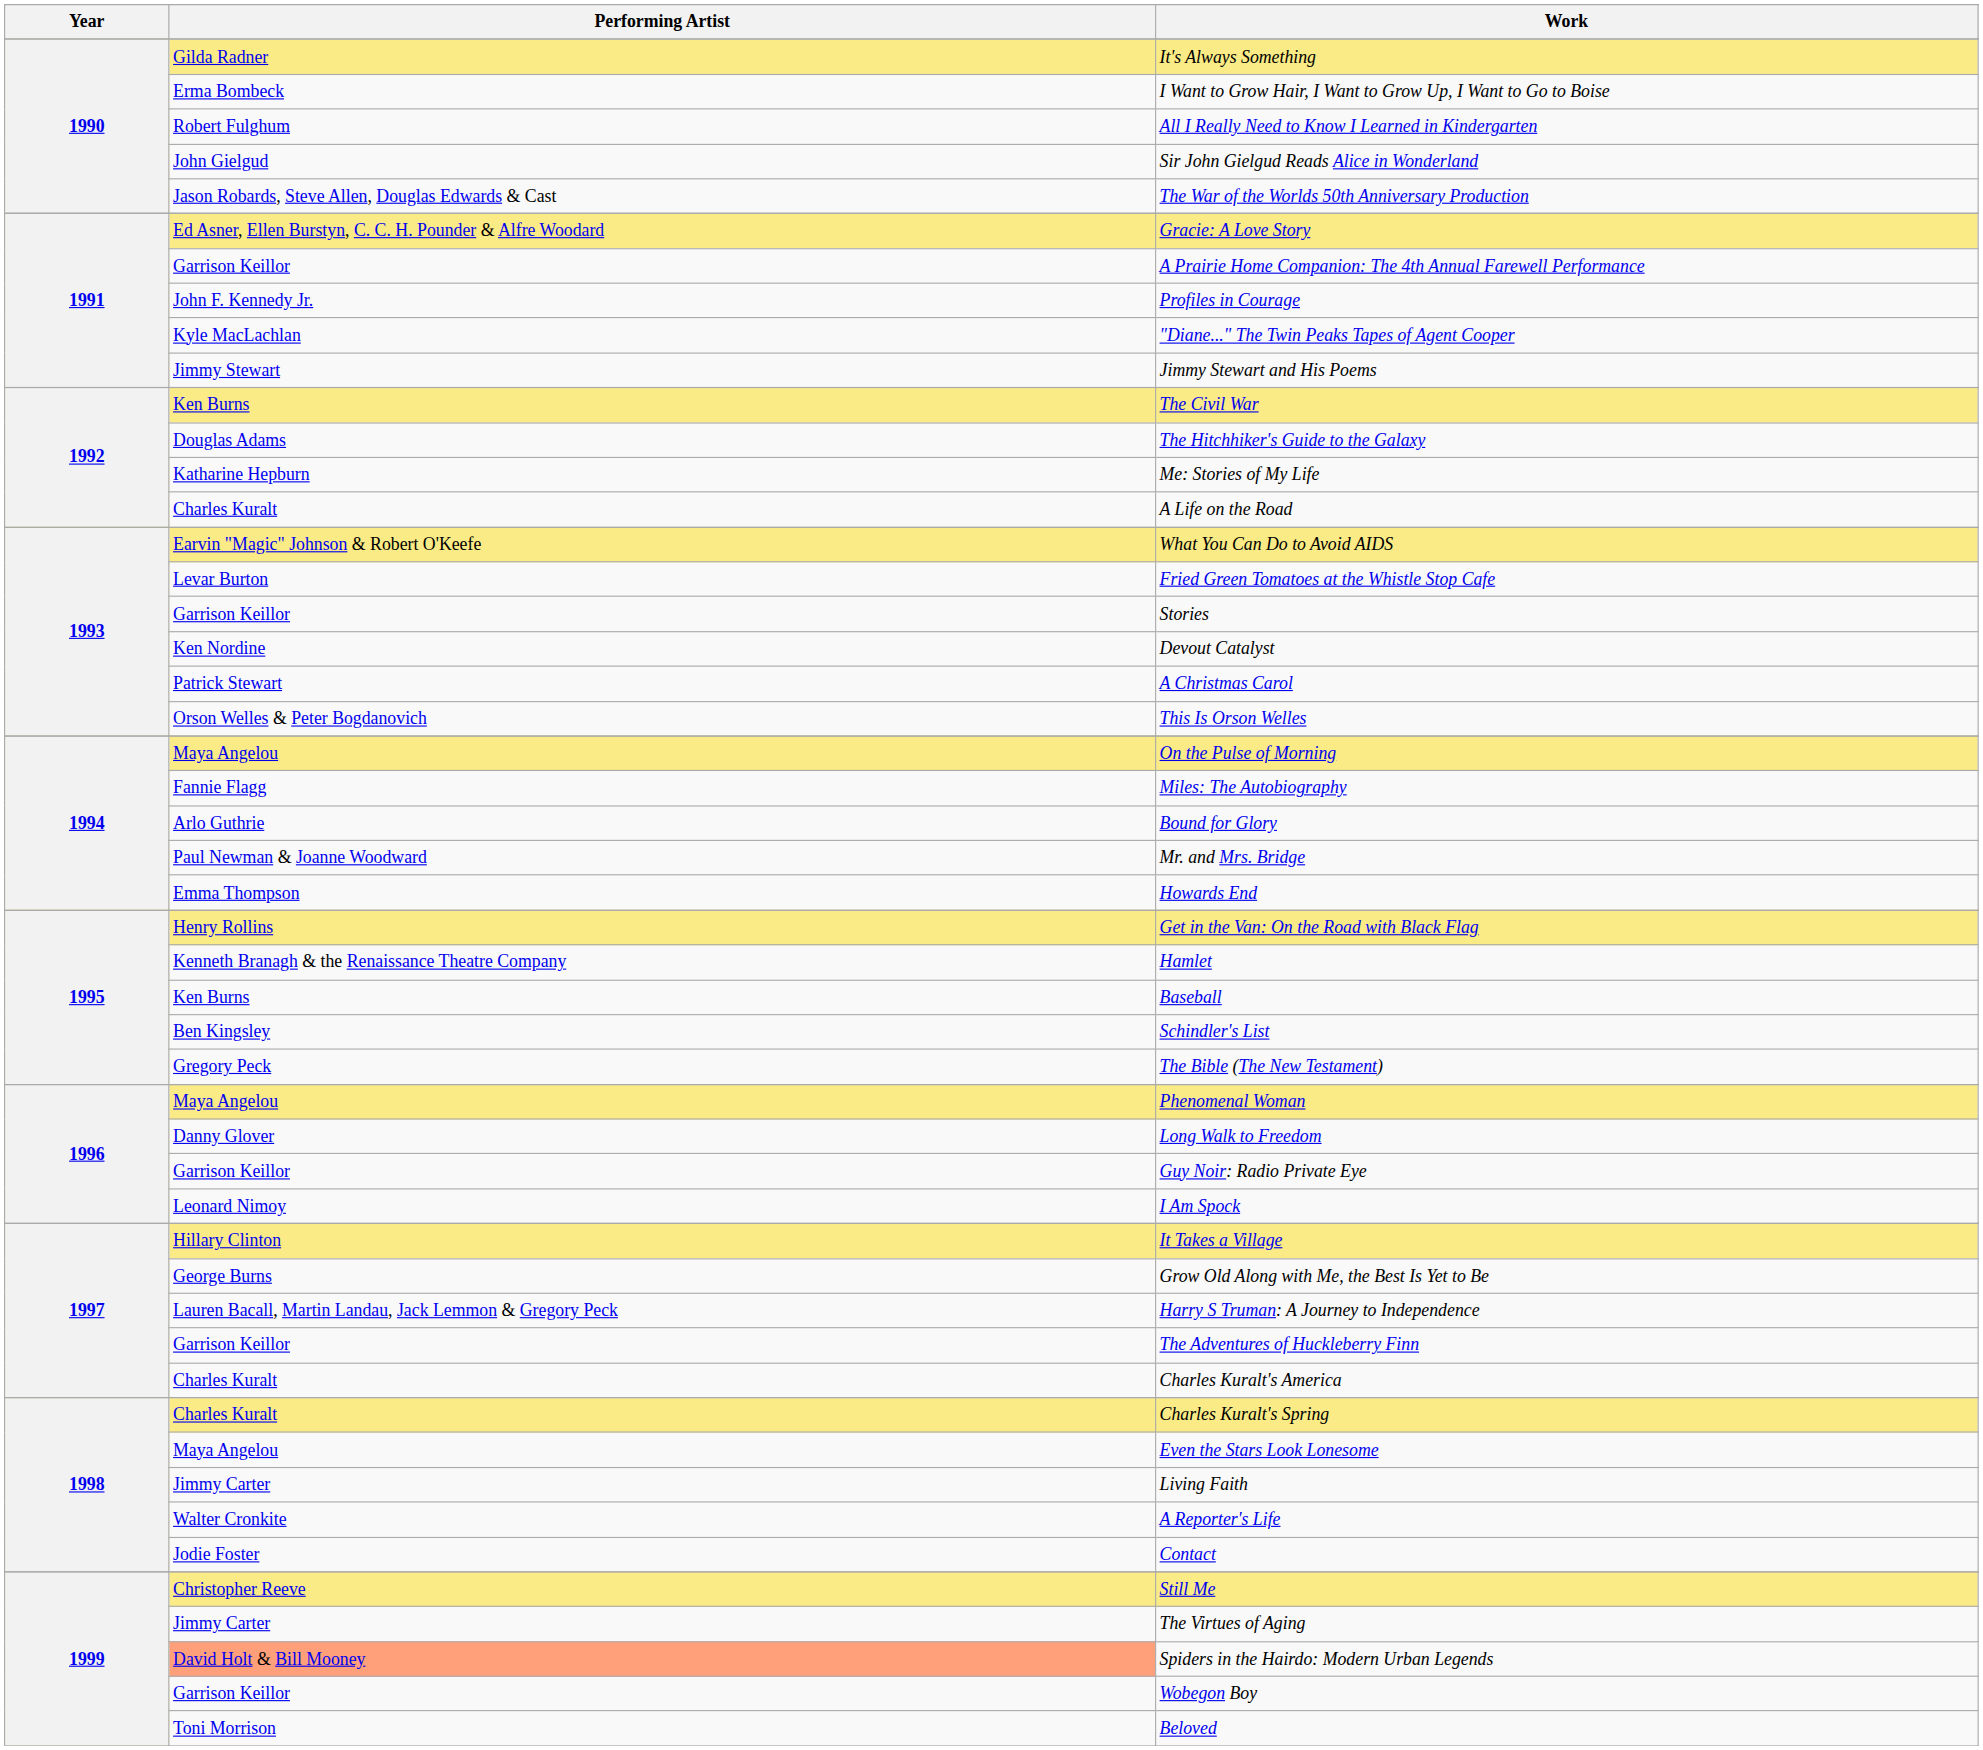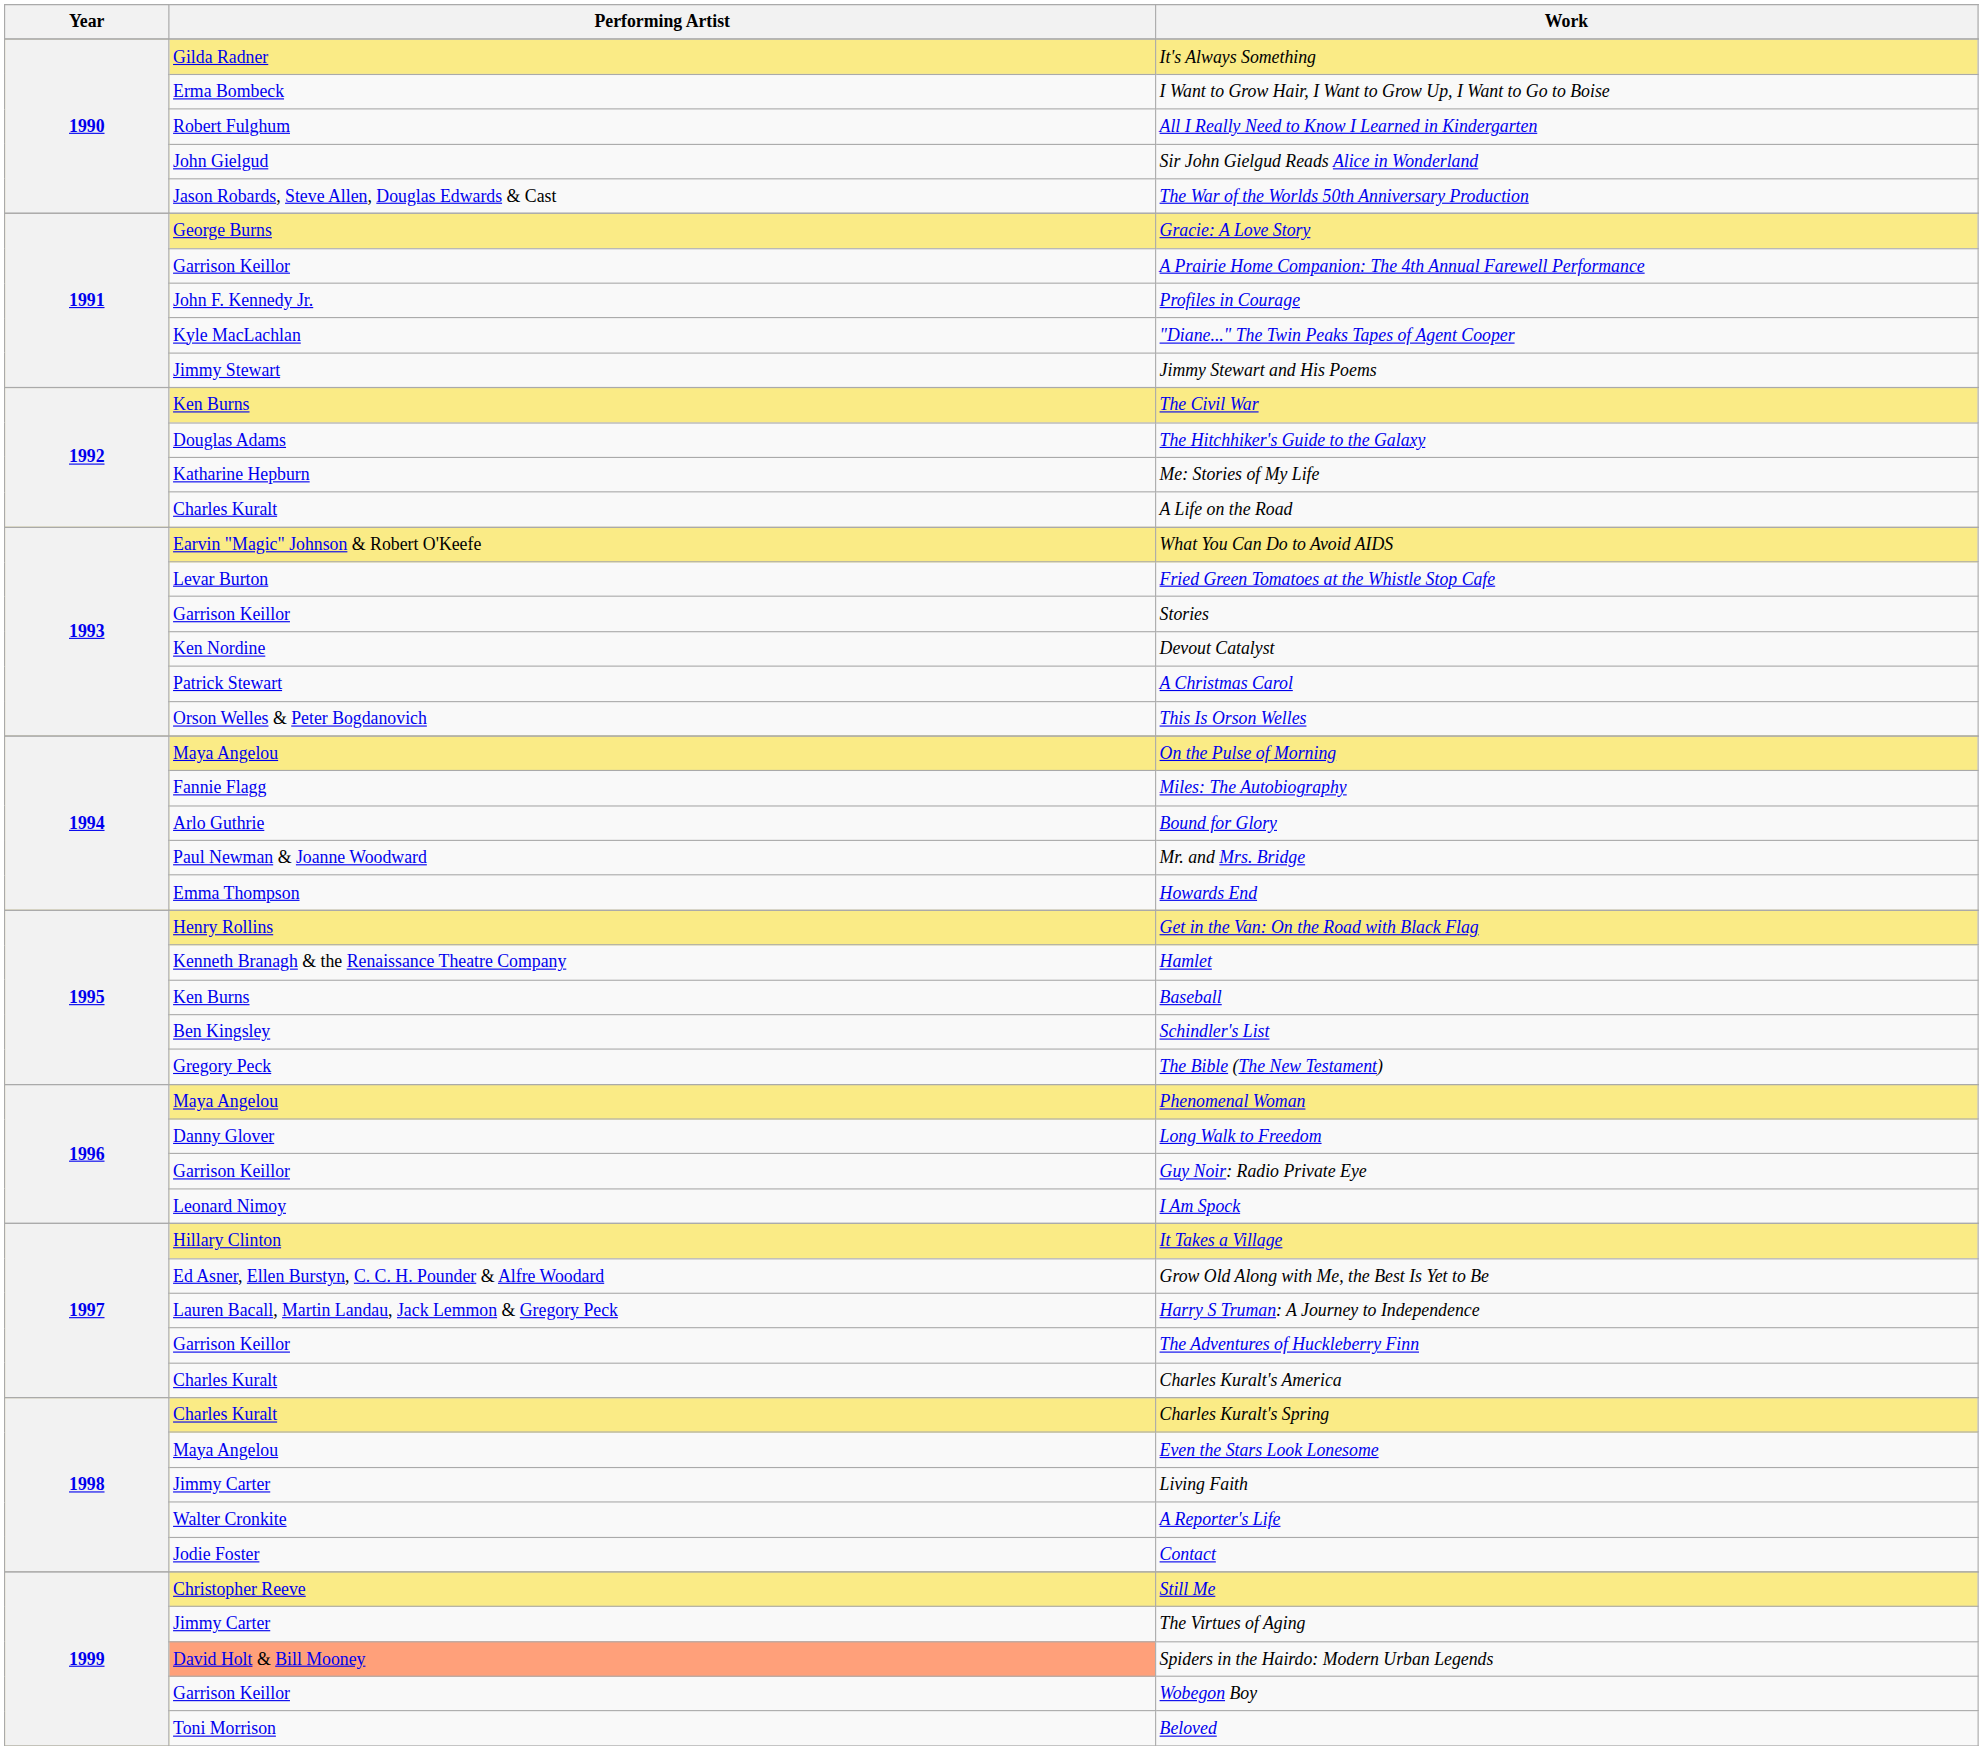(389, 230) Ed Asner, Ellen Burstyn, C. C. H. Pounder & Alfre Woodard -> (222, 230) George Burns
(222, 1275) George Burns -> (389, 1275) Ed Asner, Ellen Burstyn, C. C. H. Pounder & Alfre Woodard
